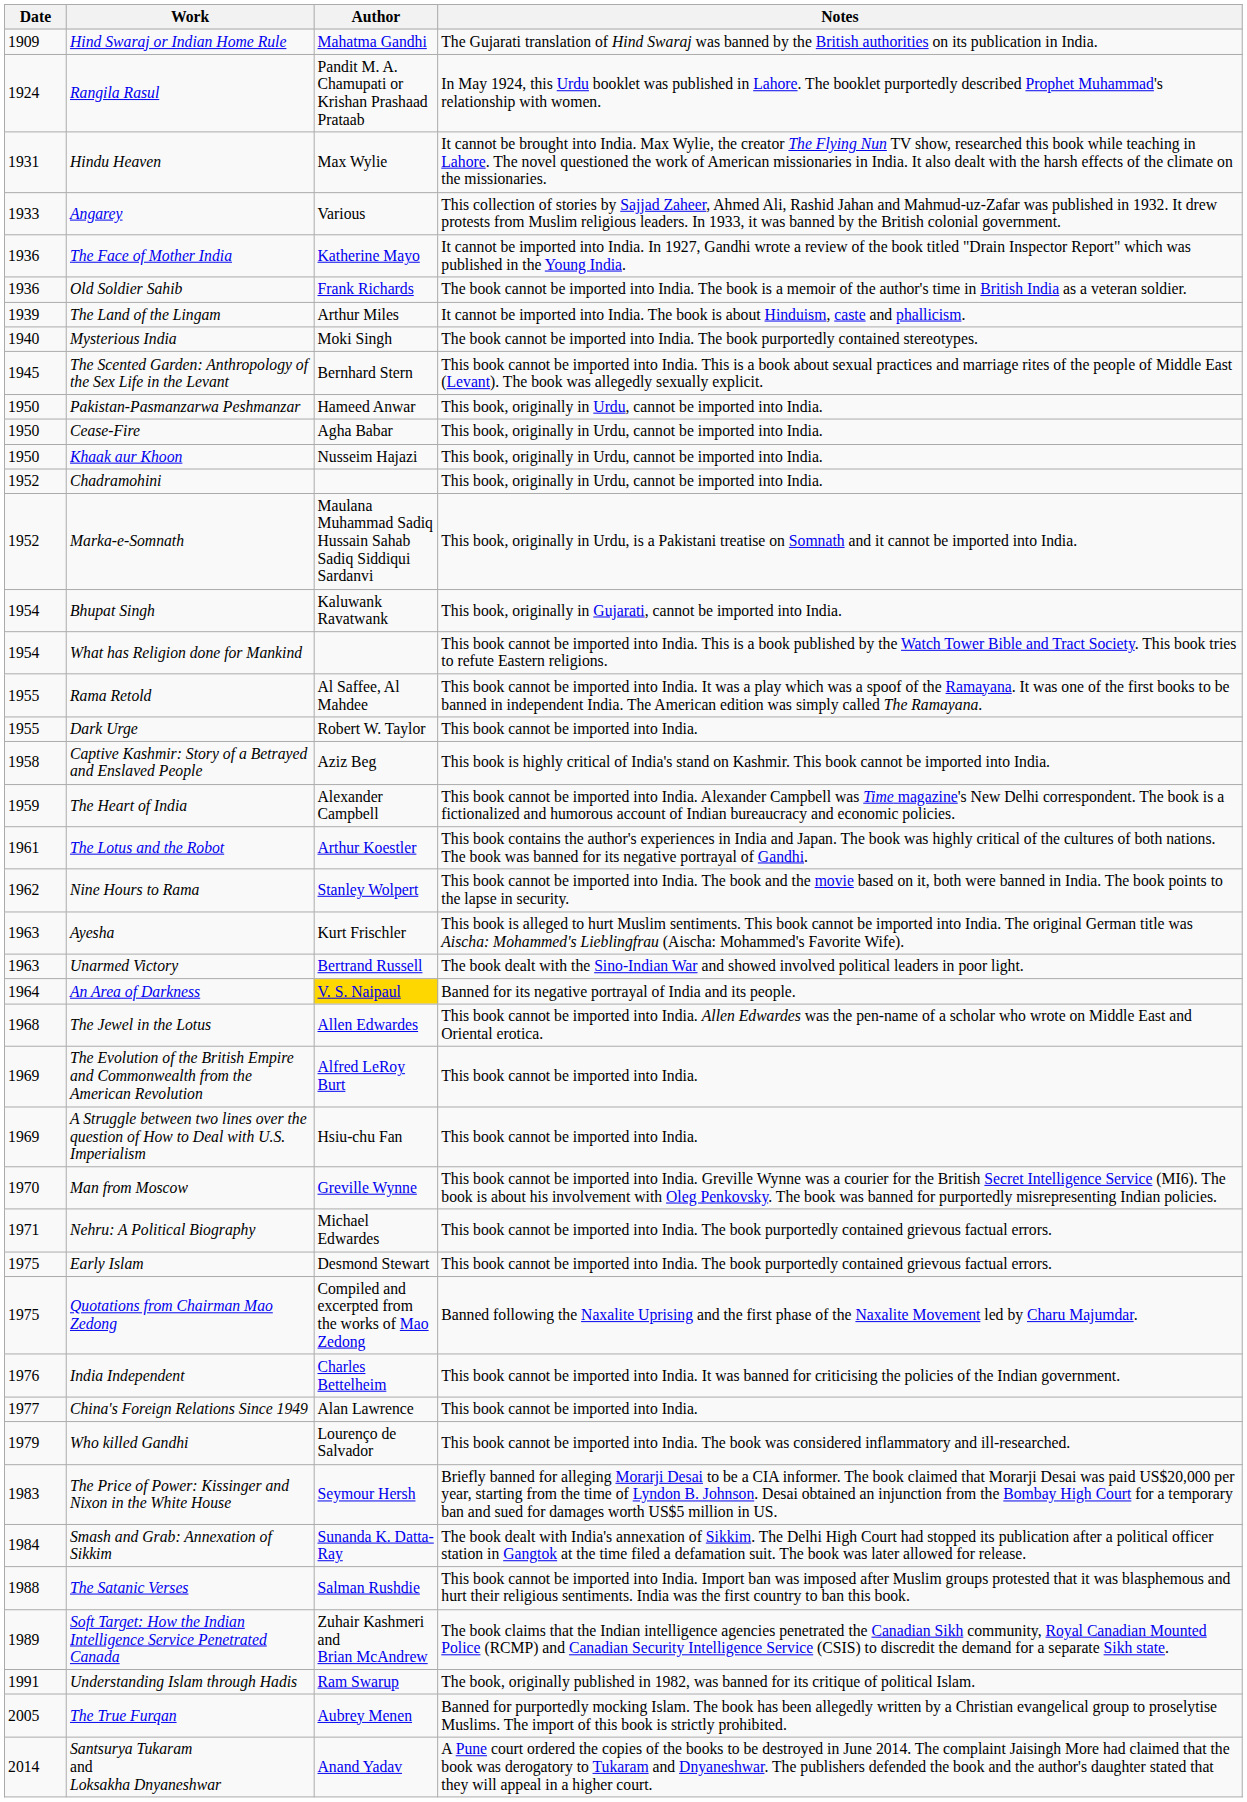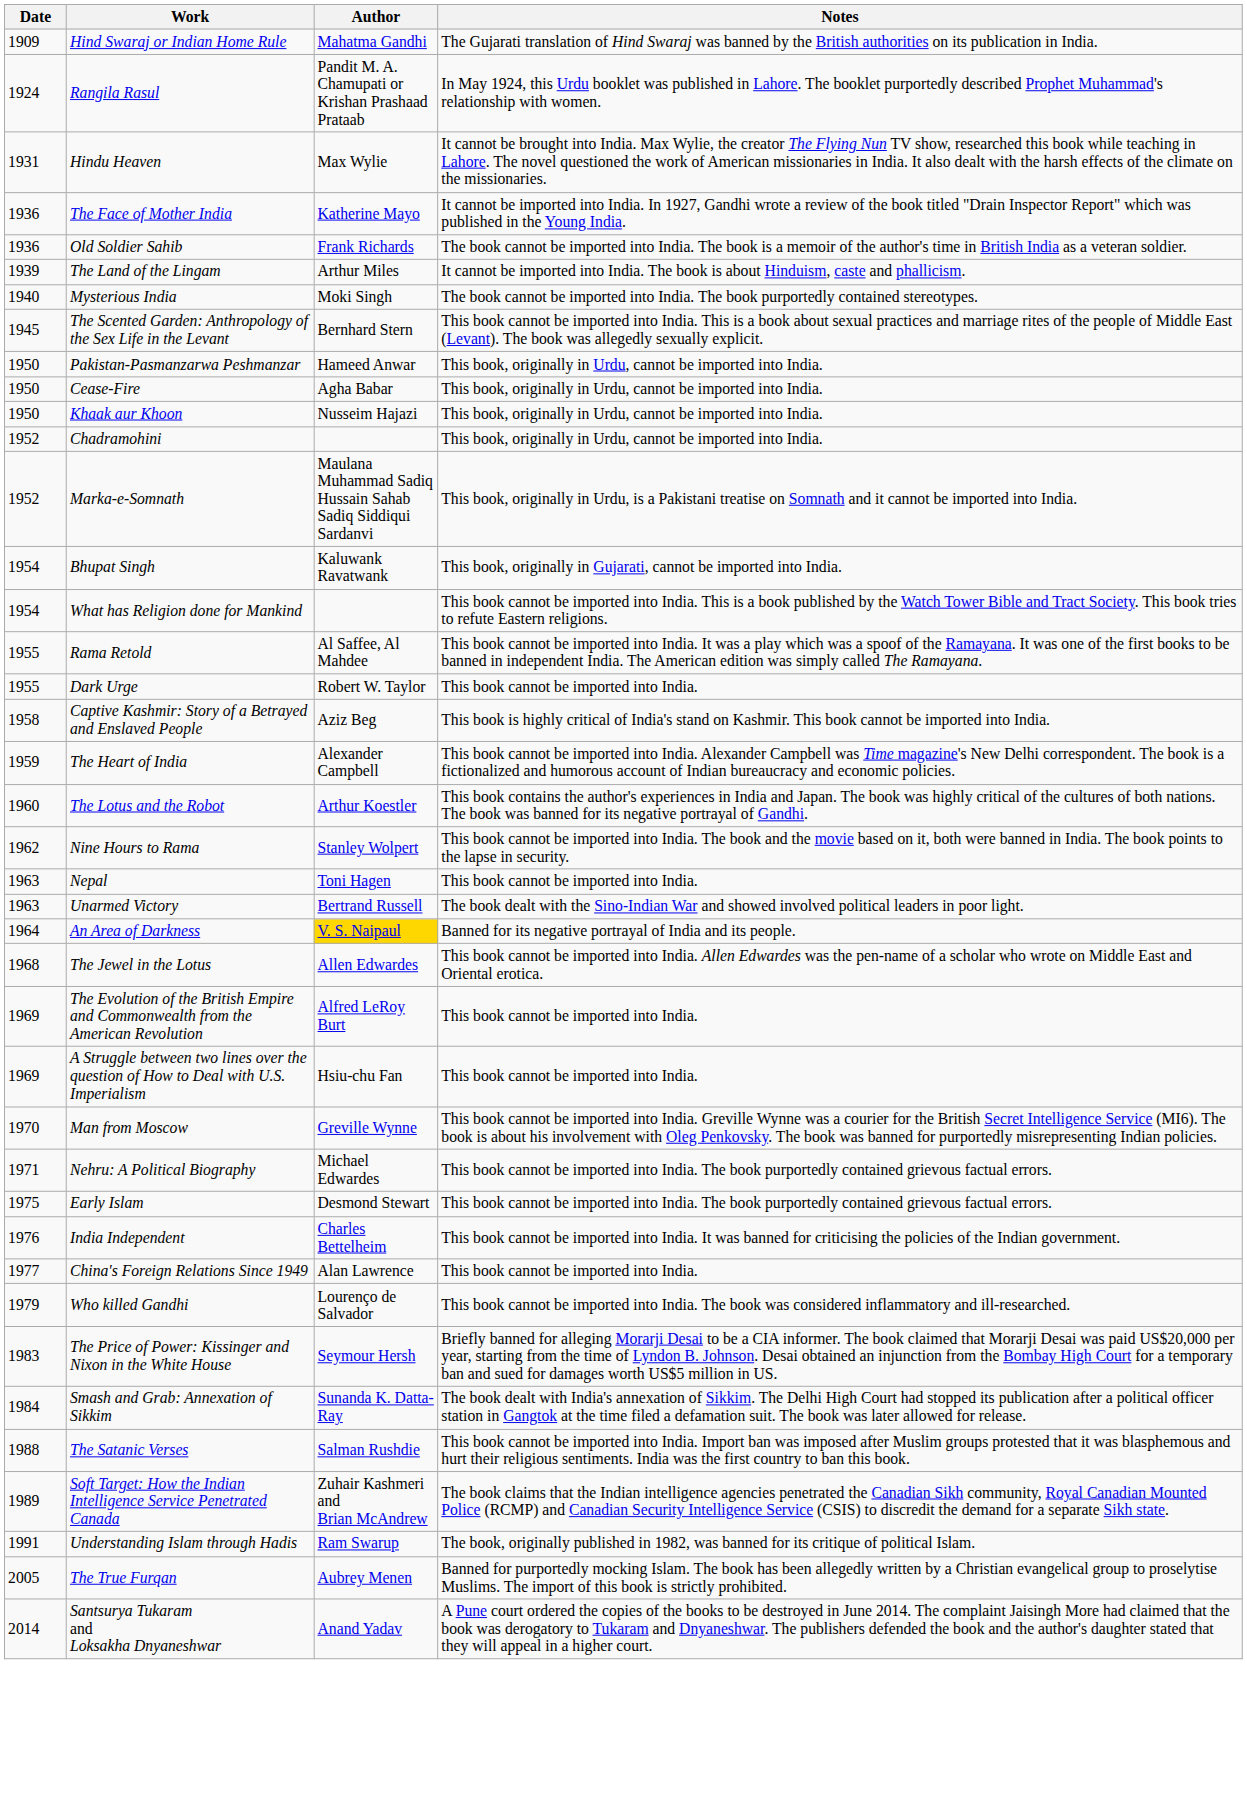- row: (96, 213)
(24, 847) 1961 -> (24, 805) 1960
+ row: (89, 881)
- row: (92, 932)
- row: (171, 1315)
